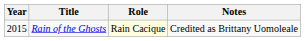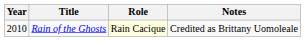(17, 28) 2015 -> (17, 28) 2010
